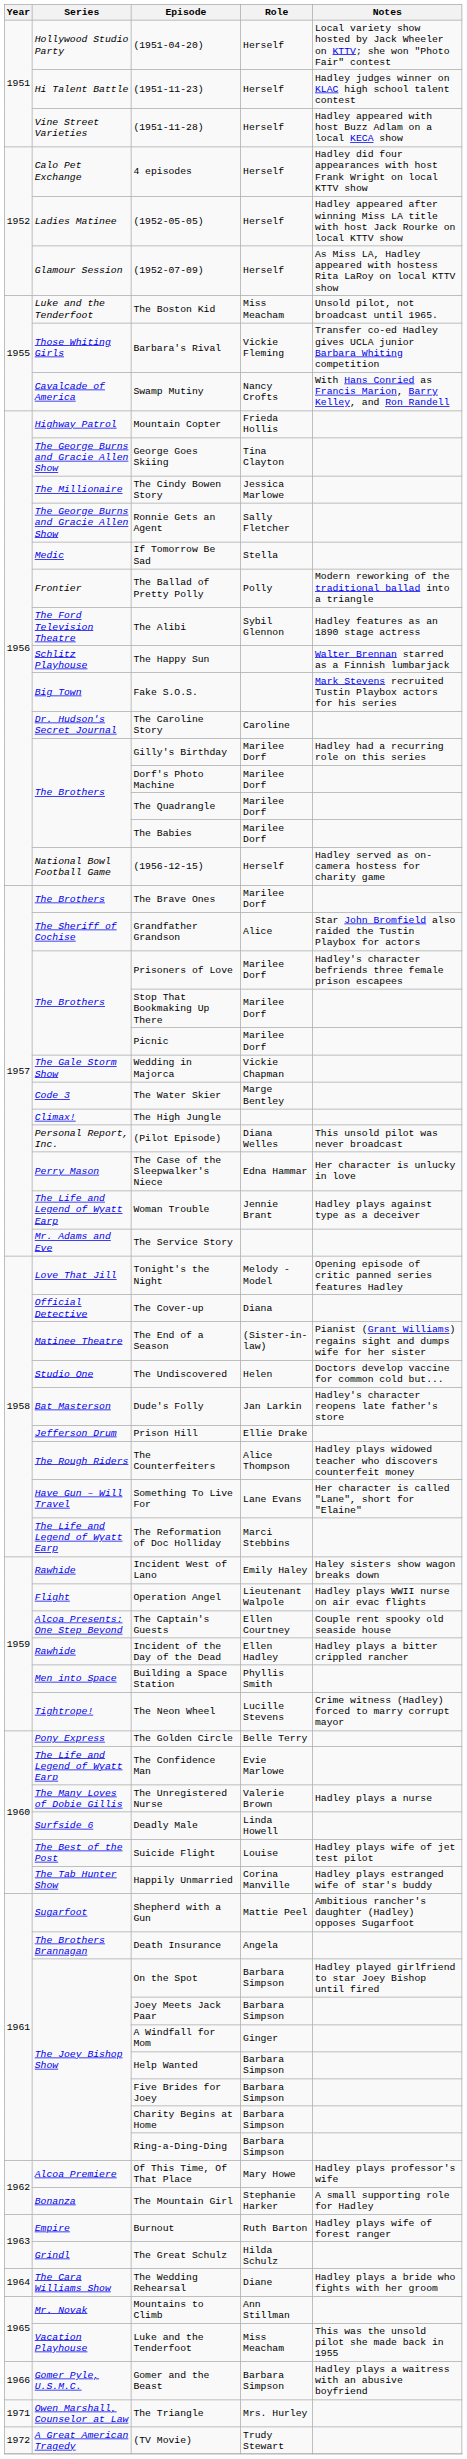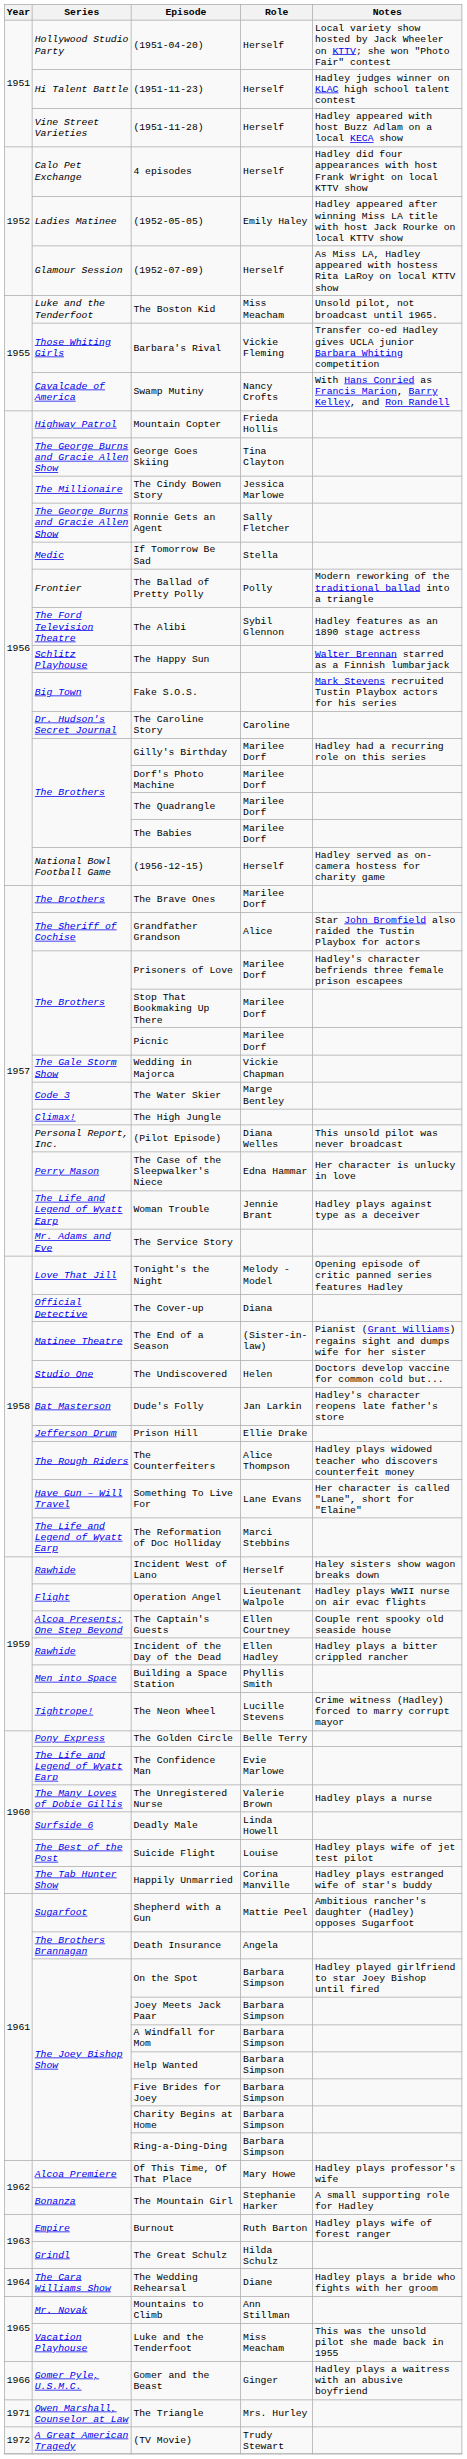(264, 221) Herself -> (275, 221) Emily Haley
(275, 1570) Emily Haley -> (264, 1570) Herself
(261, 2038) Ginger -> (264, 2038) Barbara Simpson
(264, 2381) Barbara Simpson -> (261, 2381) Ginger
